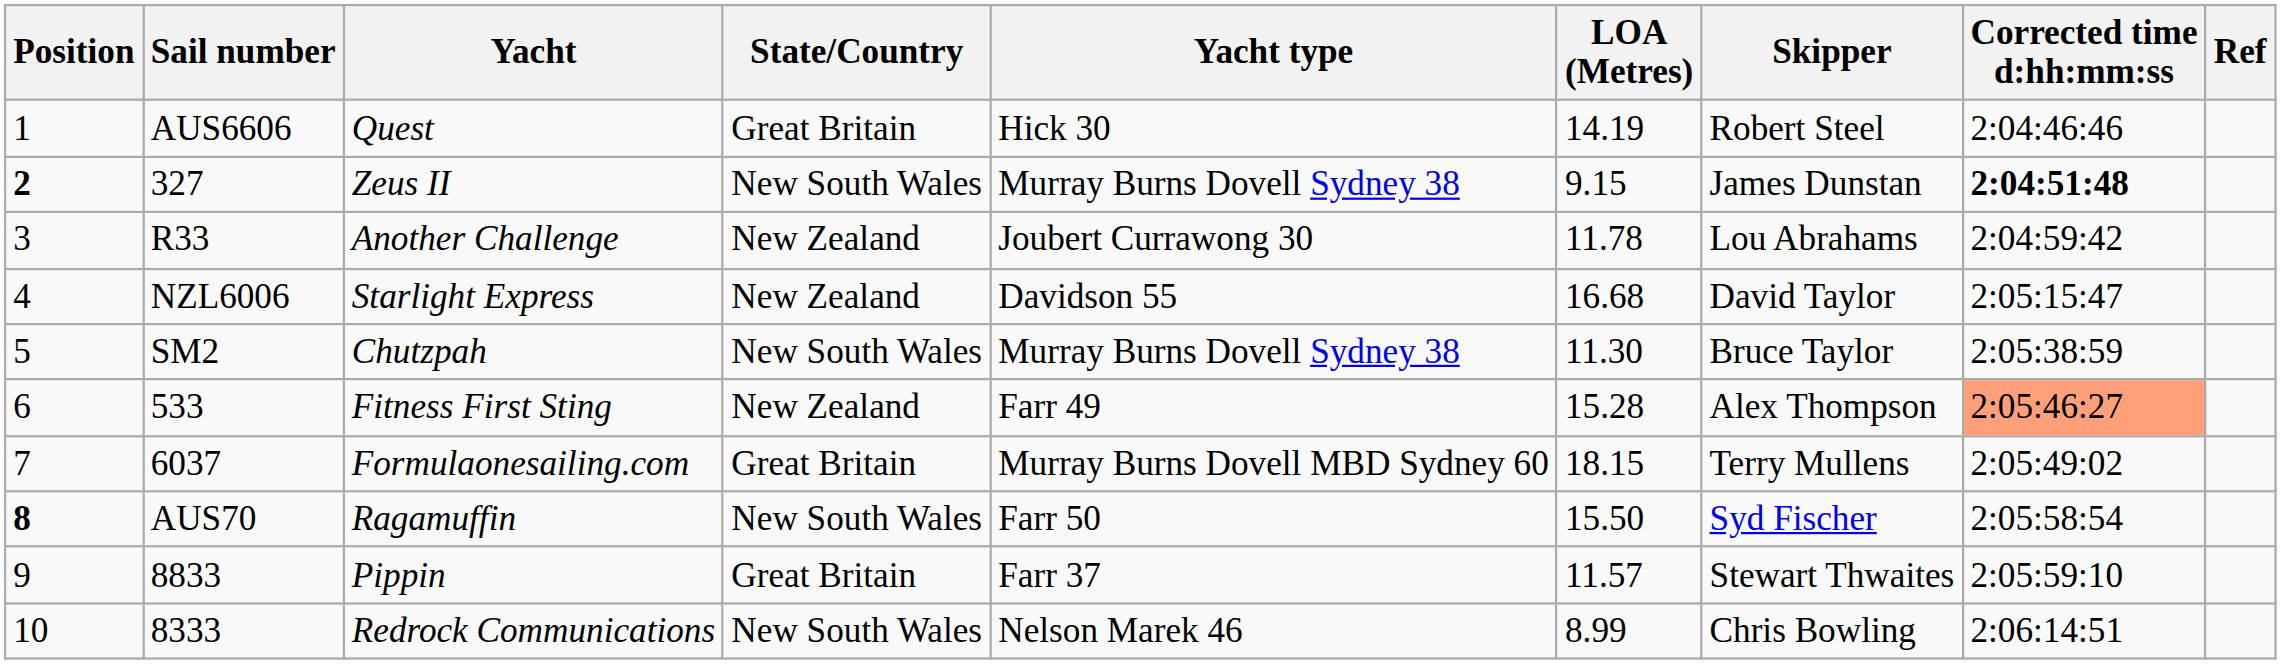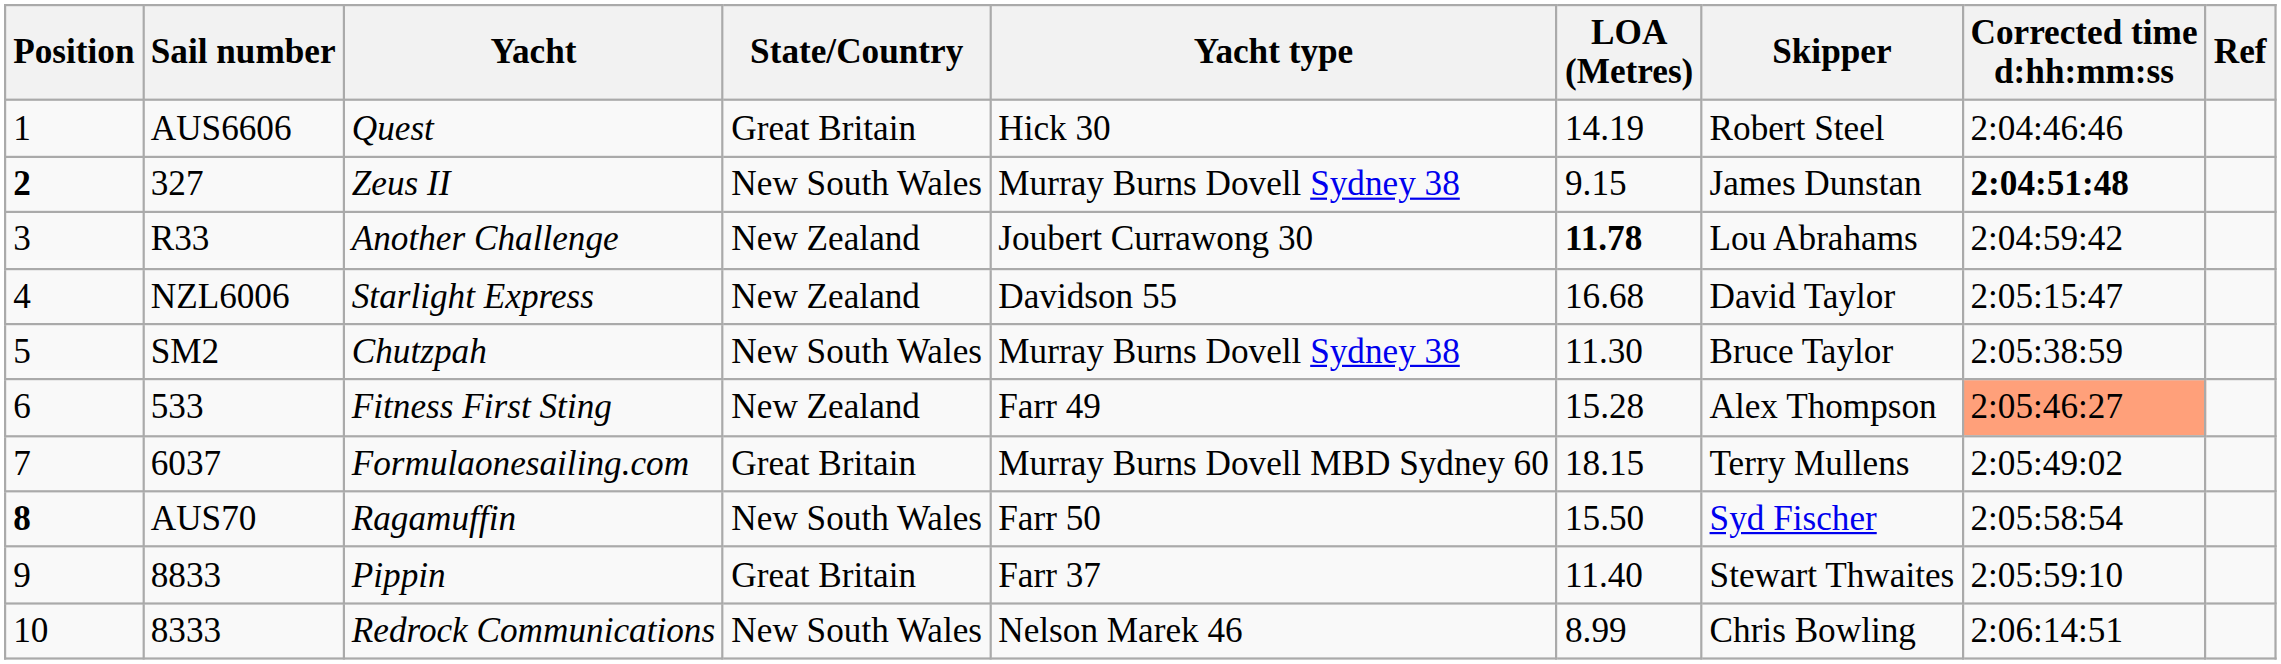(1604, 239) normal -> (1604, 239) bold
(1604, 574) 11.57 -> (1604, 574) 11.40
